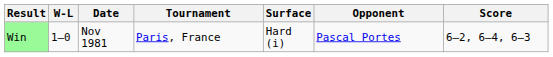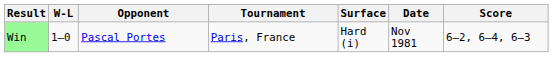columns swapped: (106, 13) <-> (379, 13)
